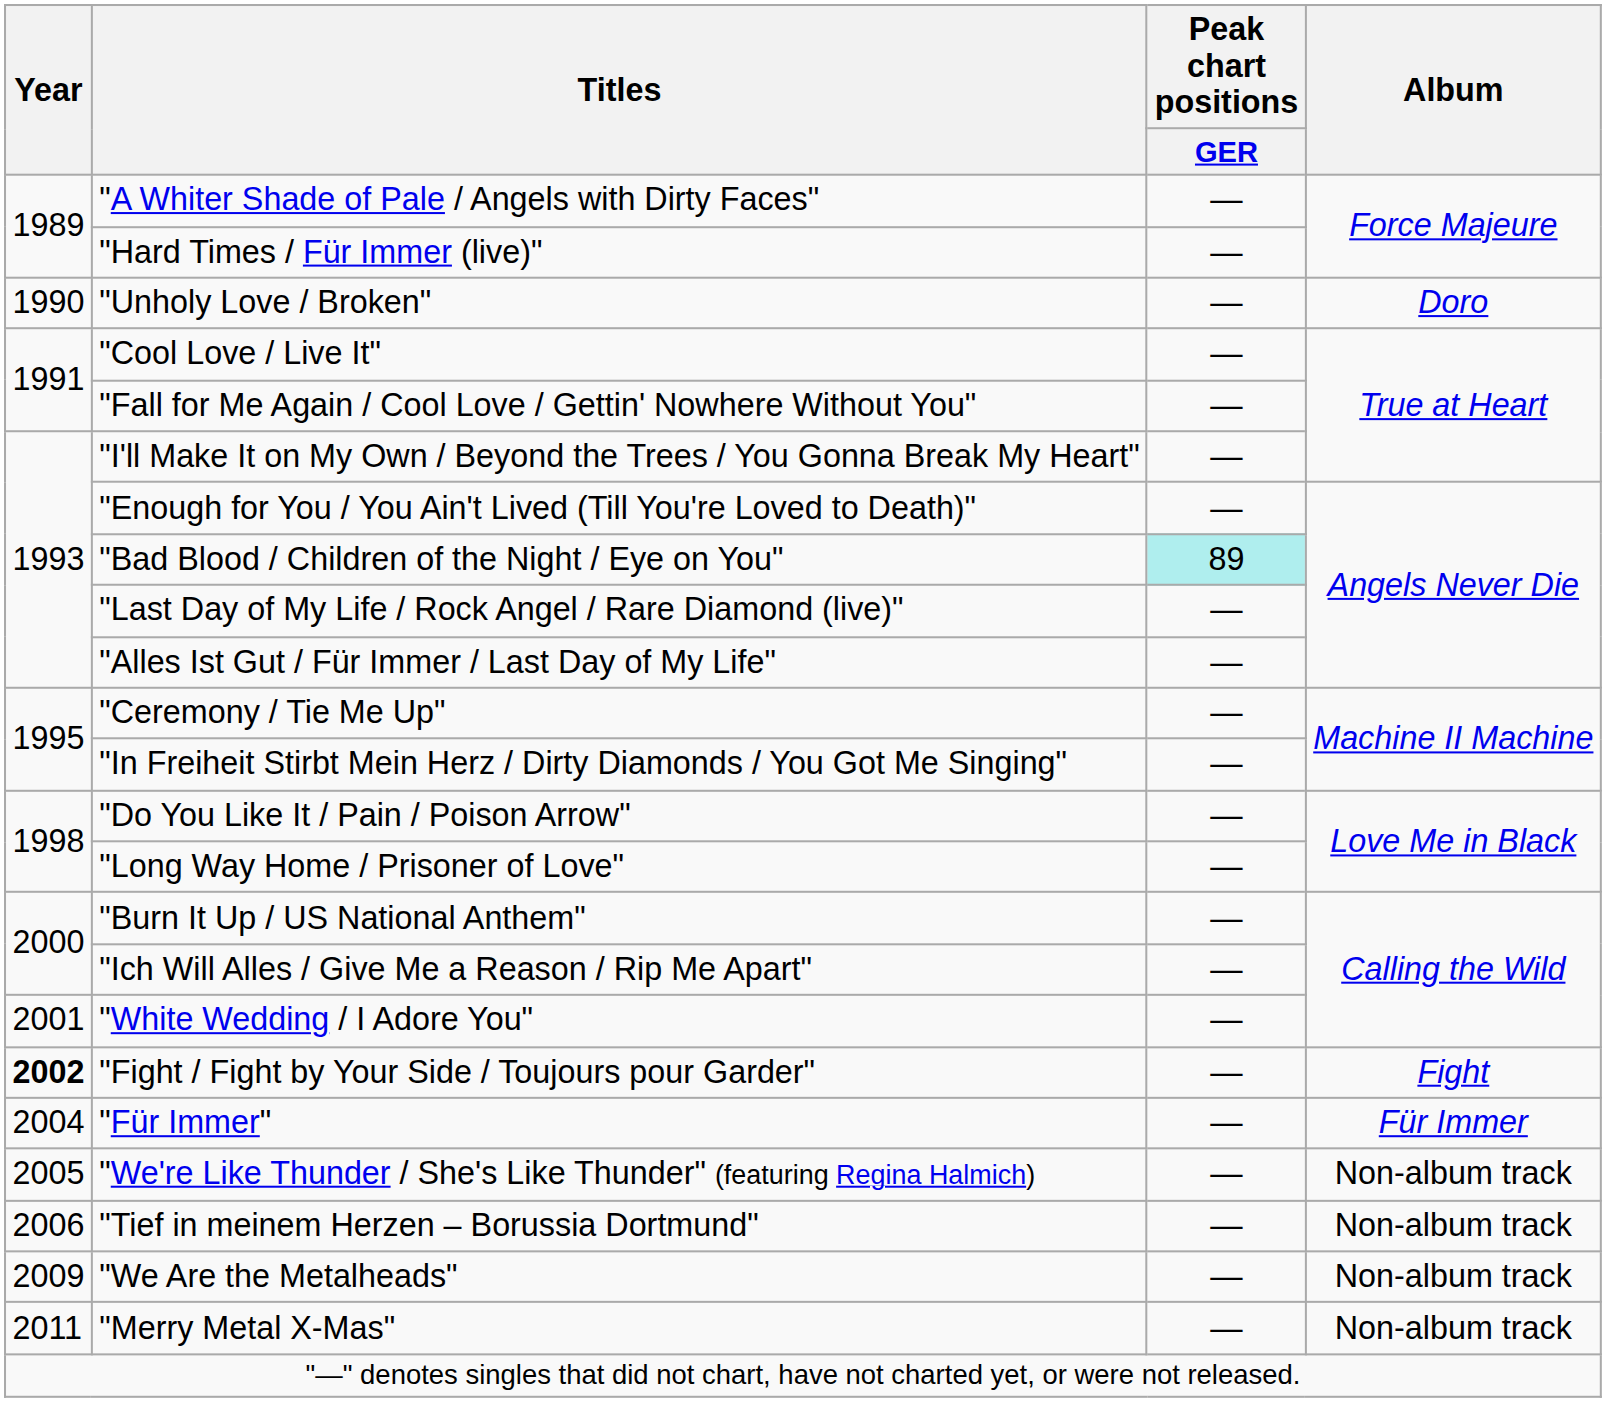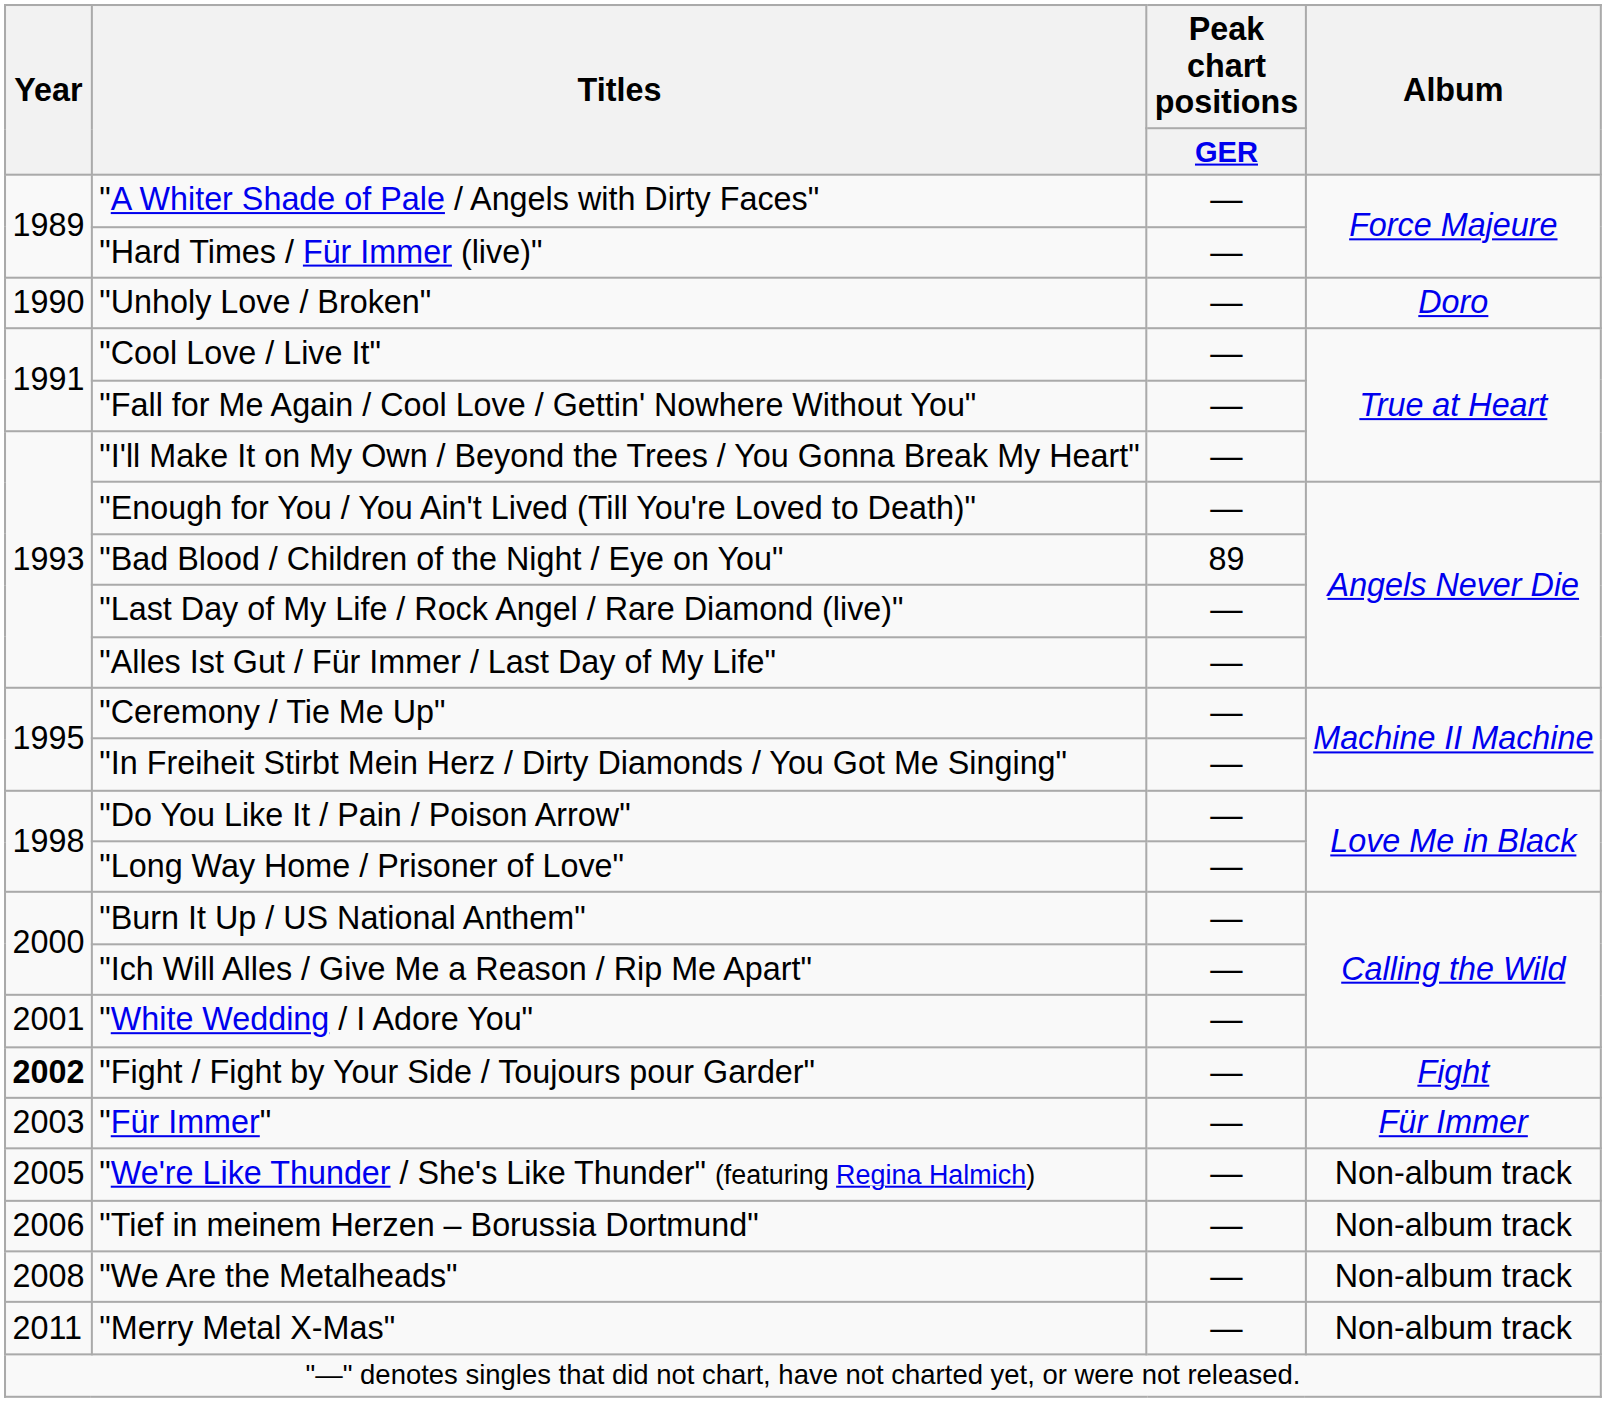(1226, 558) paleturquoise background -> (1226, 558) no background
(48, 1122) 2004 -> (48, 1122) 2003
(48, 1276) 2009 -> (48, 1276) 2008
